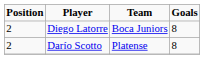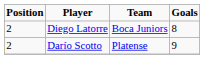(174, 45) 8 -> (174, 45) 9
